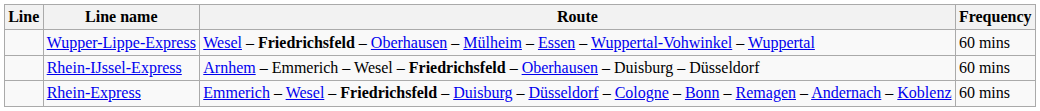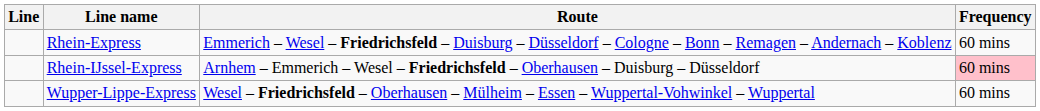rows swapped: (94, 93) <-> (121, 42)
(984, 67) no background -> (984, 67) pink background
